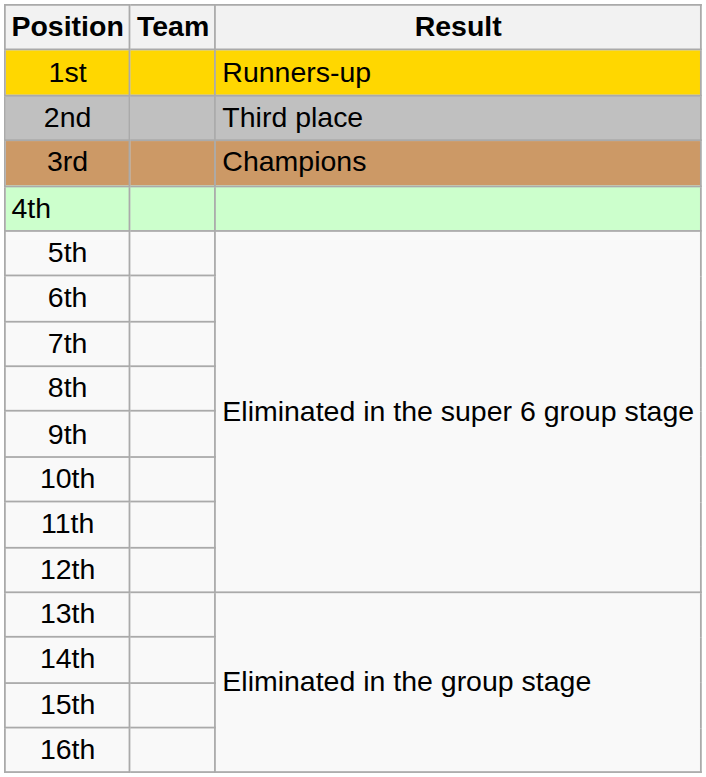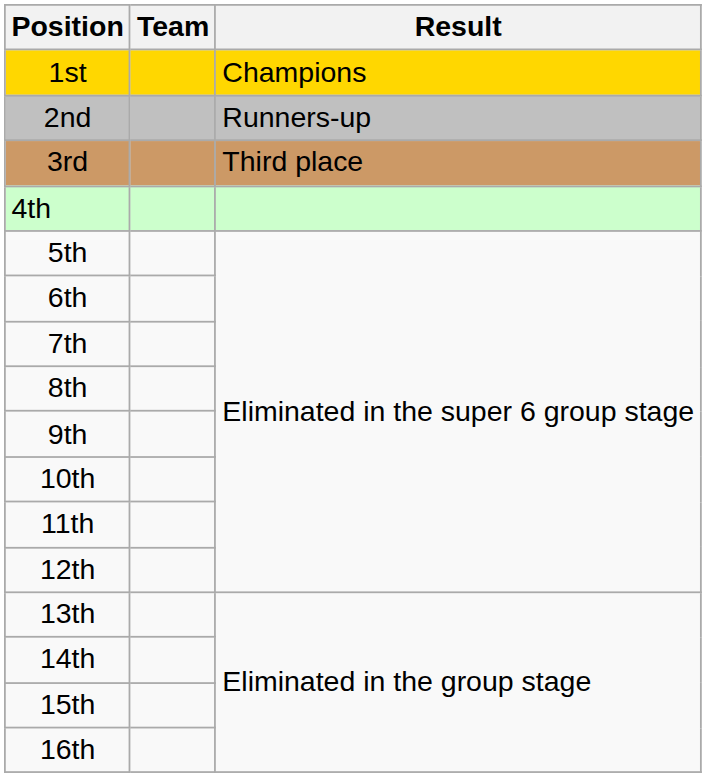(297, 72) Runners-up -> (294, 72) Champions
(293, 117) Third place -> (297, 117) Runners-up
(294, 162) Champions -> (293, 162) Third place
